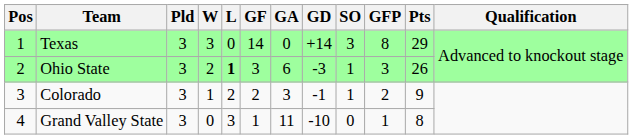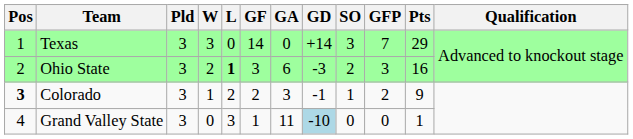(385, 43) 8 -> (385, 43) 7
(350, 69) 1 -> (350, 69) 2
(420, 69) 26 -> (420, 69) 16
(21, 95) normal -> (21, 95) bold
(319, 120) no background -> (319, 120) lightblue background
(385, 120) 1 -> (385, 120) 0
(420, 120) 8 -> (420, 120) 1
